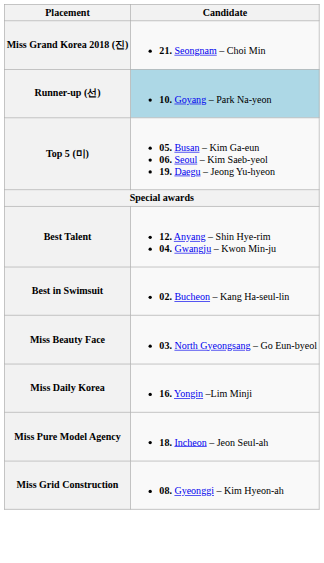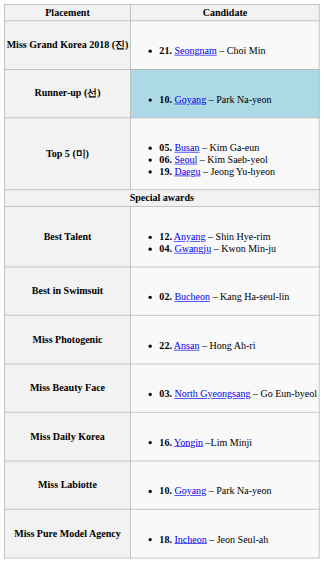+ row: (67, 339)
+ row: (67, 485)
- row: (67, 485)
